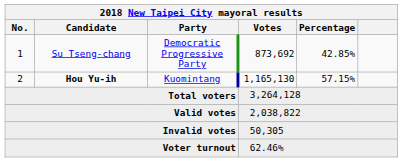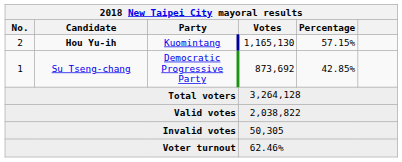rows swapped: (20, 53) <-> (20, 79)
